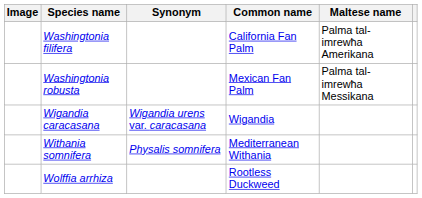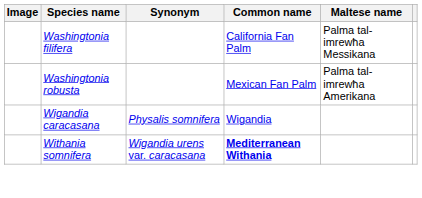(348, 42) Palma tal-imrewħa Amerikana -> (349, 42) Palma tal-imrewħa Messikana
(348, 84) Palma tal-imrewħa Messikana -> (349, 84) Palma tal-imrewħa Amerikana
(168, 119) Wigandia urens var. caracasana -> (174, 119) Physalis somnifera
(175, 149) Physalis somnifera -> (167, 149) Wigandia urens var. caracasana
(264, 149) normal -> (263, 149) bold
- row: (78, 178)
